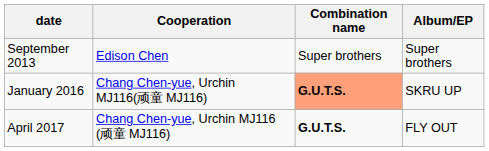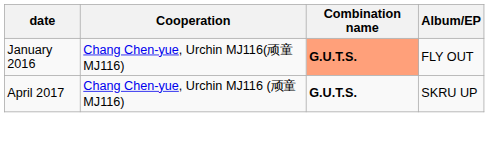- row: (38, 55)
(433, 91) SKRU UP -> (447, 57) FLY OUT
(431, 127) FLY OUT -> (449, 93) SKRU UP
